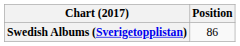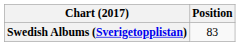(212, 32) 86 -> (212, 32) 83
